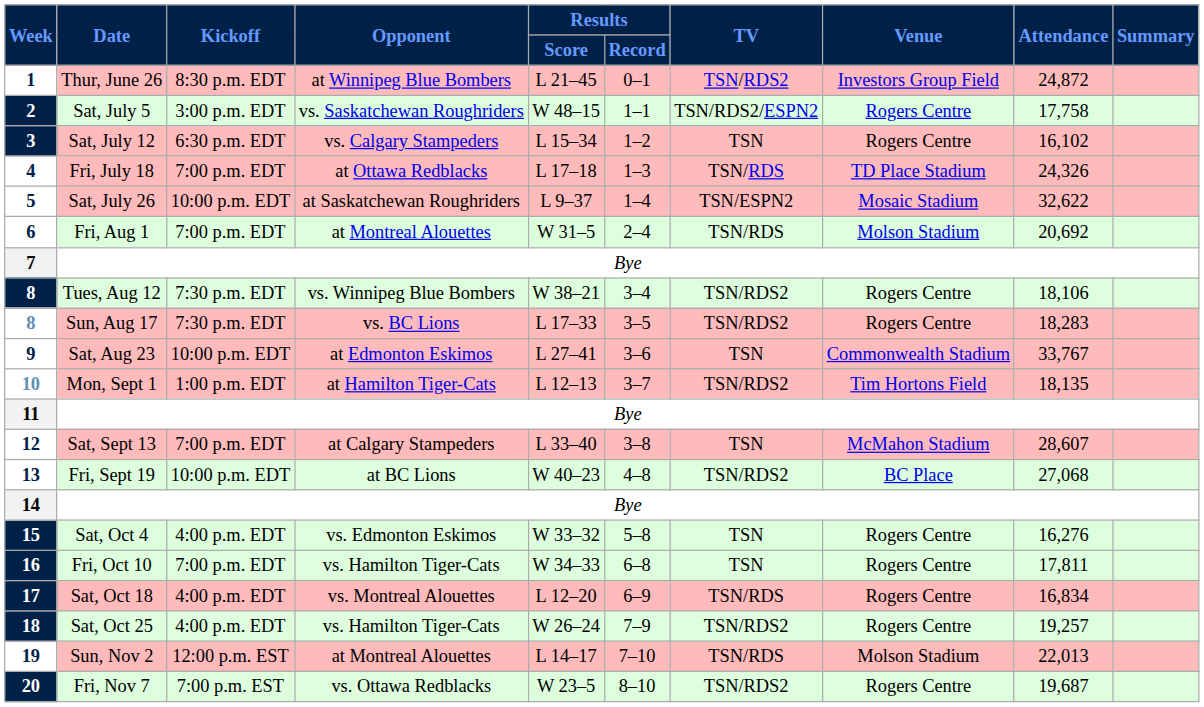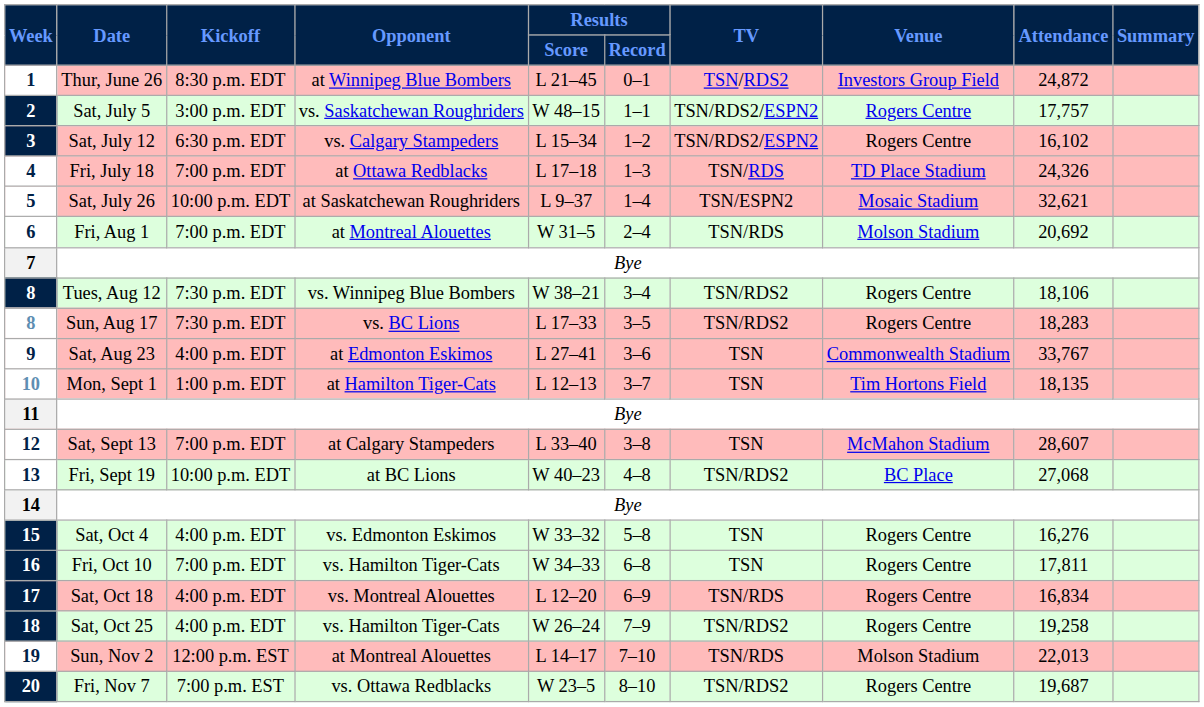(1063, 110) 17,758 -> (1063, 110) 17,757
(746, 141) TSN -> (746, 141) TSN/RDS2/ESPN2
(1063, 201) 32,622 -> (1063, 201) 32,621
(230, 353) 10:00 p.m. EDT -> (230, 353) 4:00 p.m. EDT
(746, 383) TSN/RDS2 -> (746, 383) TSN
(1063, 626) 19,257 -> (1063, 626) 19,258
